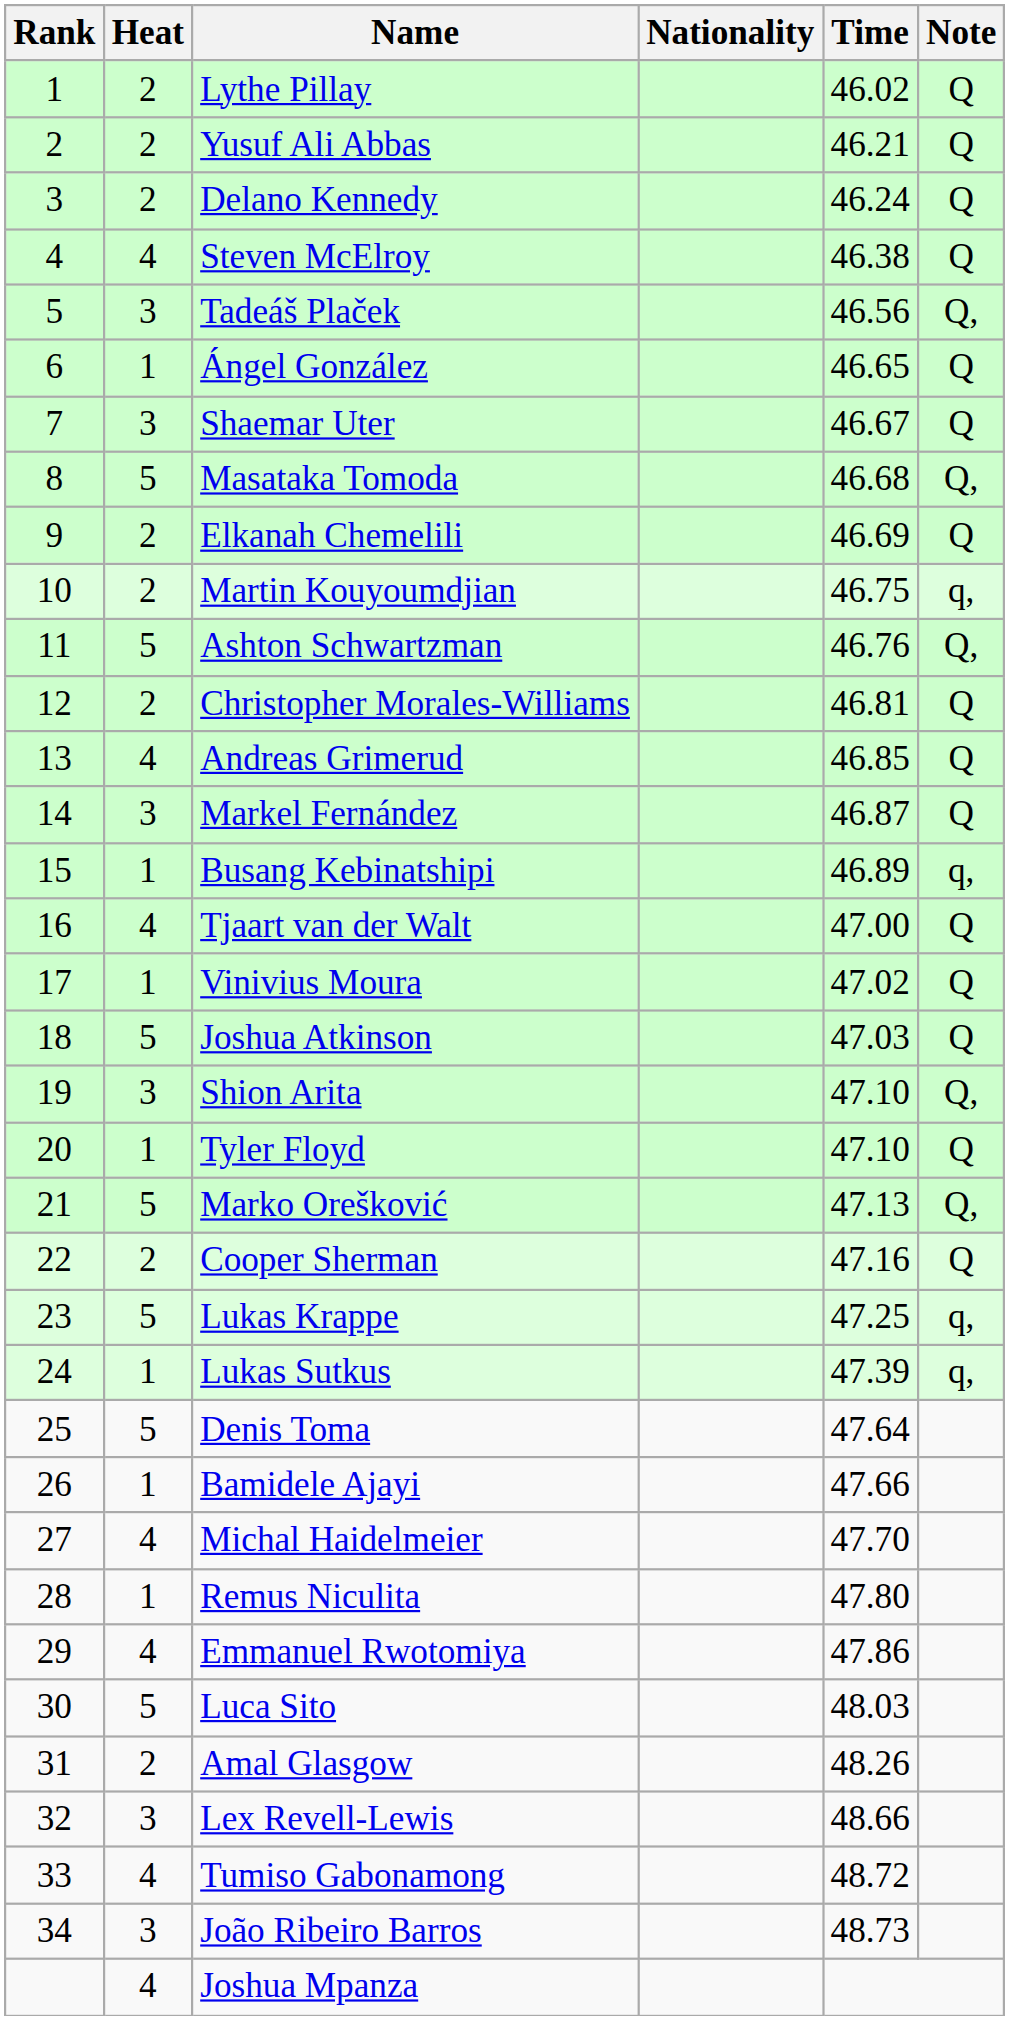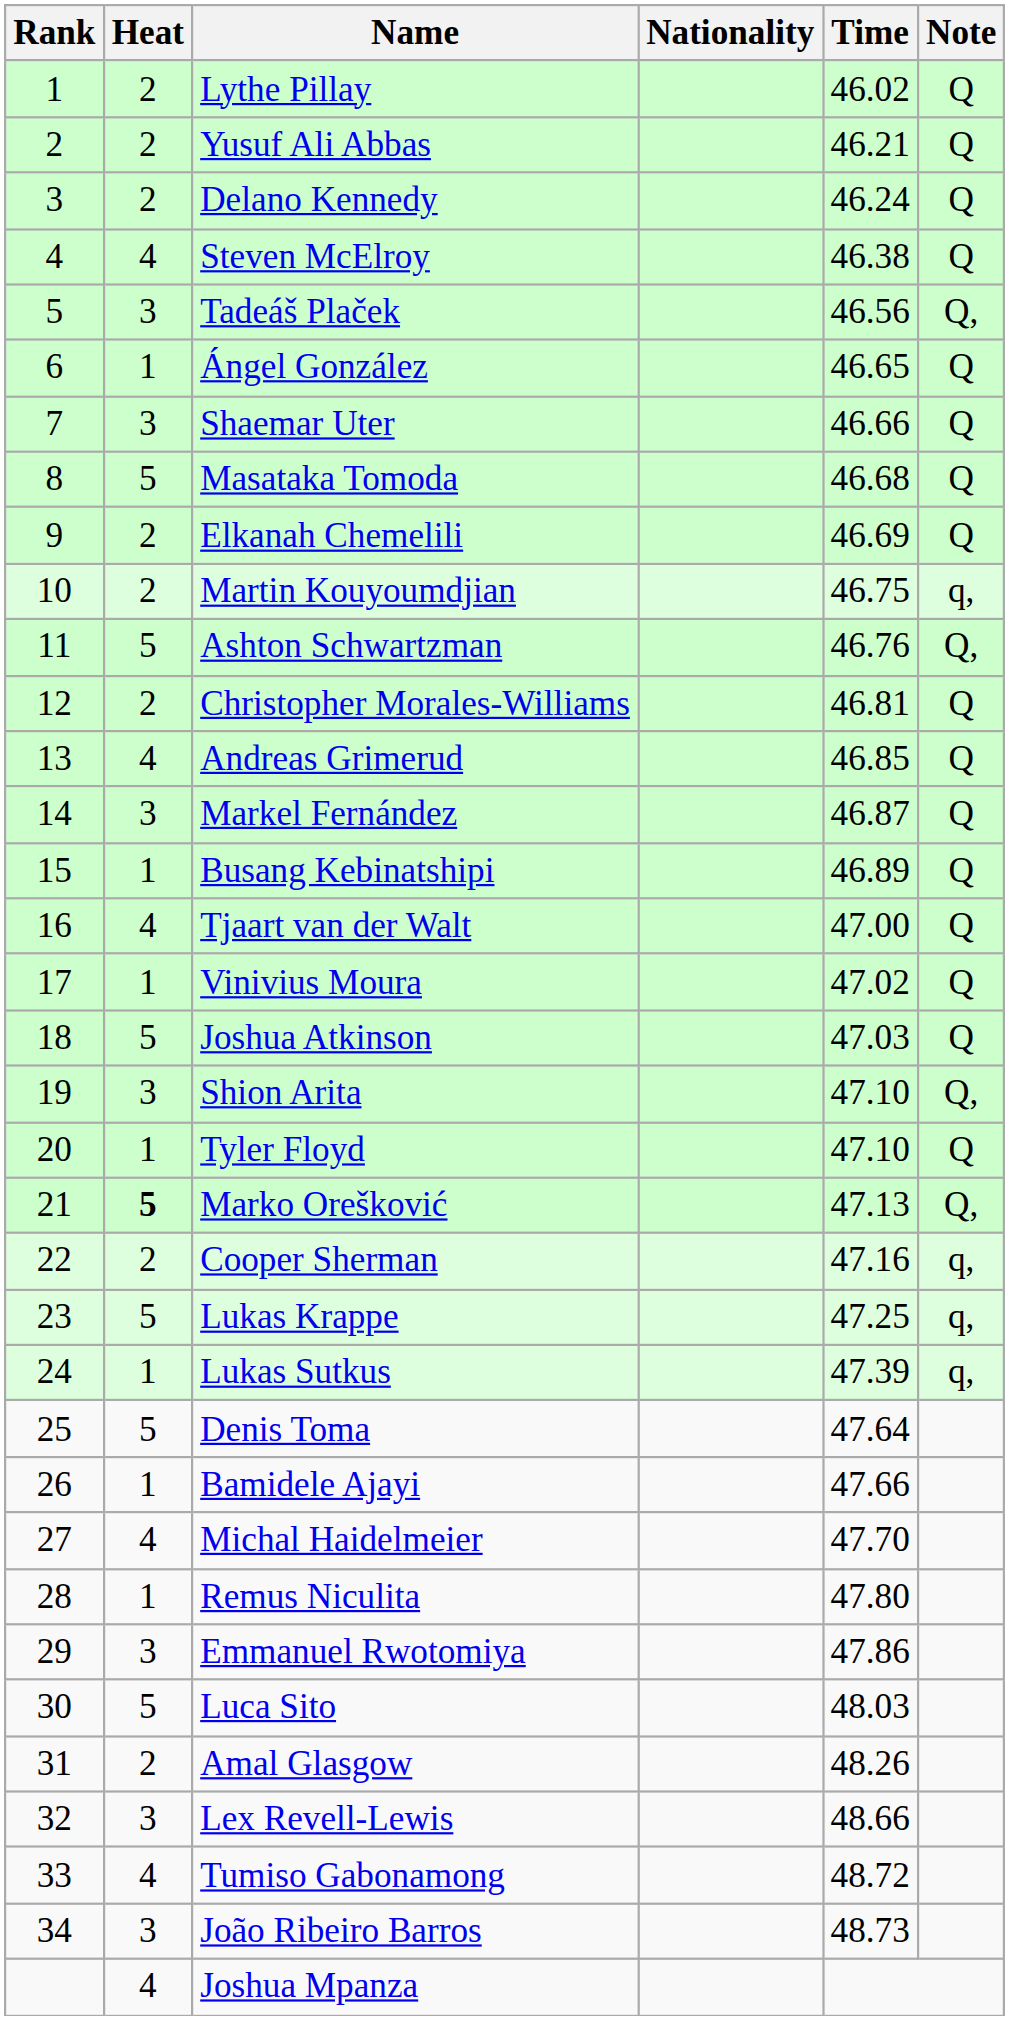(870, 423) 46.67 -> (870, 423) 46.66
(961, 479) Q, -> (961, 479) Q
(961, 869) q, -> (961, 869) Q
(148, 1204) normal -> (148, 1204) bold
(961, 1260) Q -> (961, 1260) q,
(148, 1651) 4 -> (148, 1651) 3
